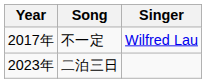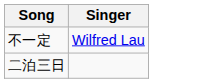- column: (31, 15)
